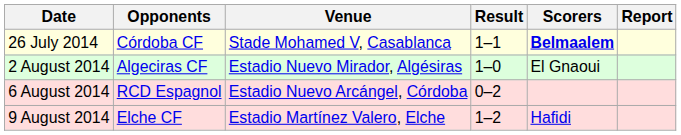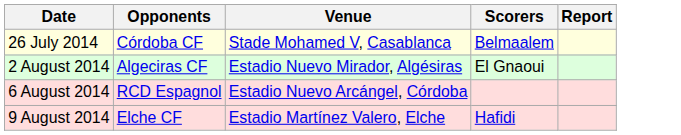- column: (499, 17)
(572, 42) bold -> (514, 42) normal
